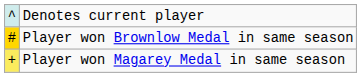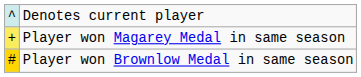rows swapped: (184, 61) <-> (188, 38)
